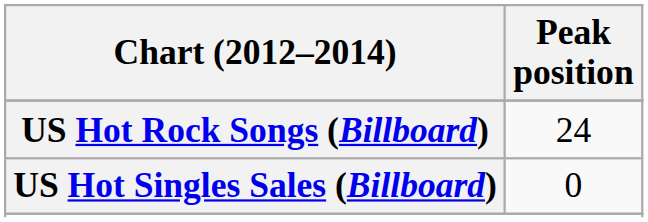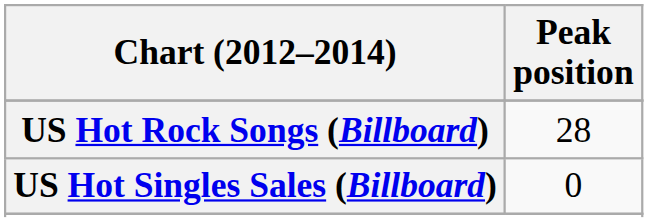(573, 128) 24 -> (573, 128) 28
